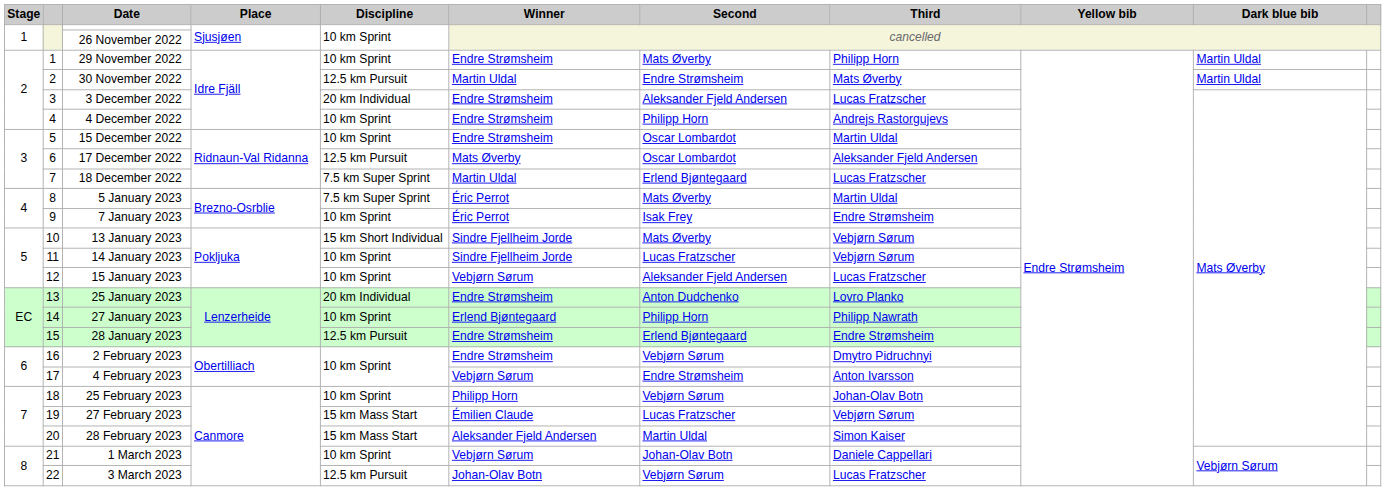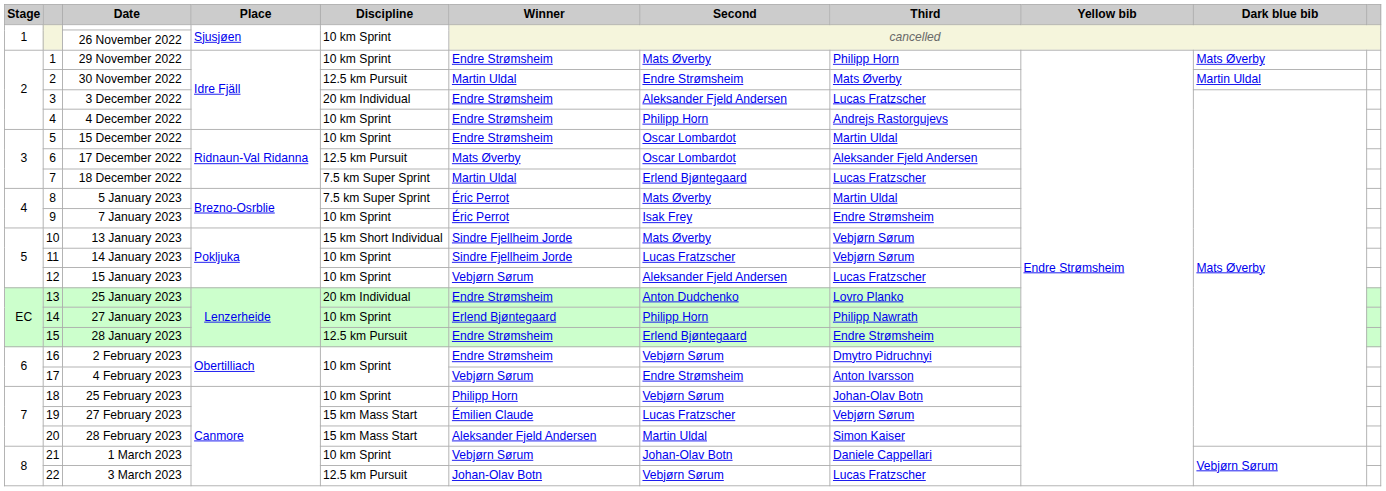(1229, 59) Martin Uldal -> (1231, 59) Mats Øverby
